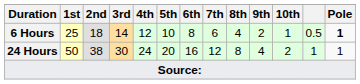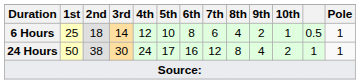(340, 33) bold -> (340, 33) normal
(168, 51) 20 -> (168, 51) 17
